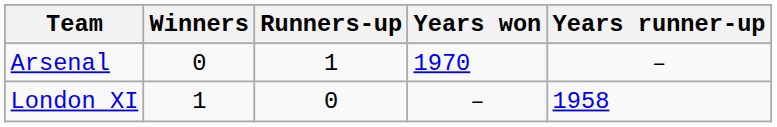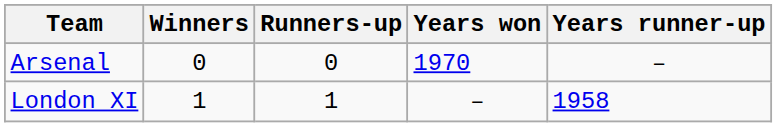(331, 63) 1 -> (331, 63) 0
(331, 101) 0 -> (331, 101) 1
